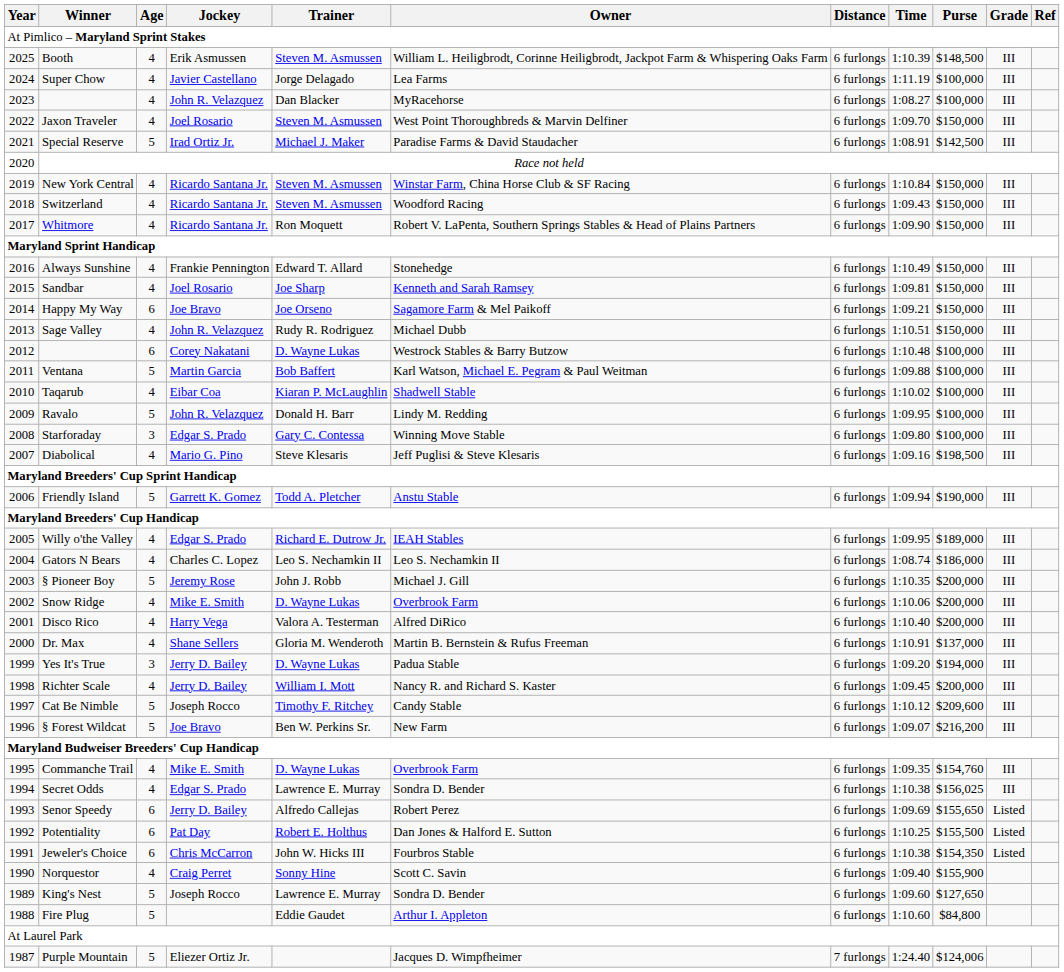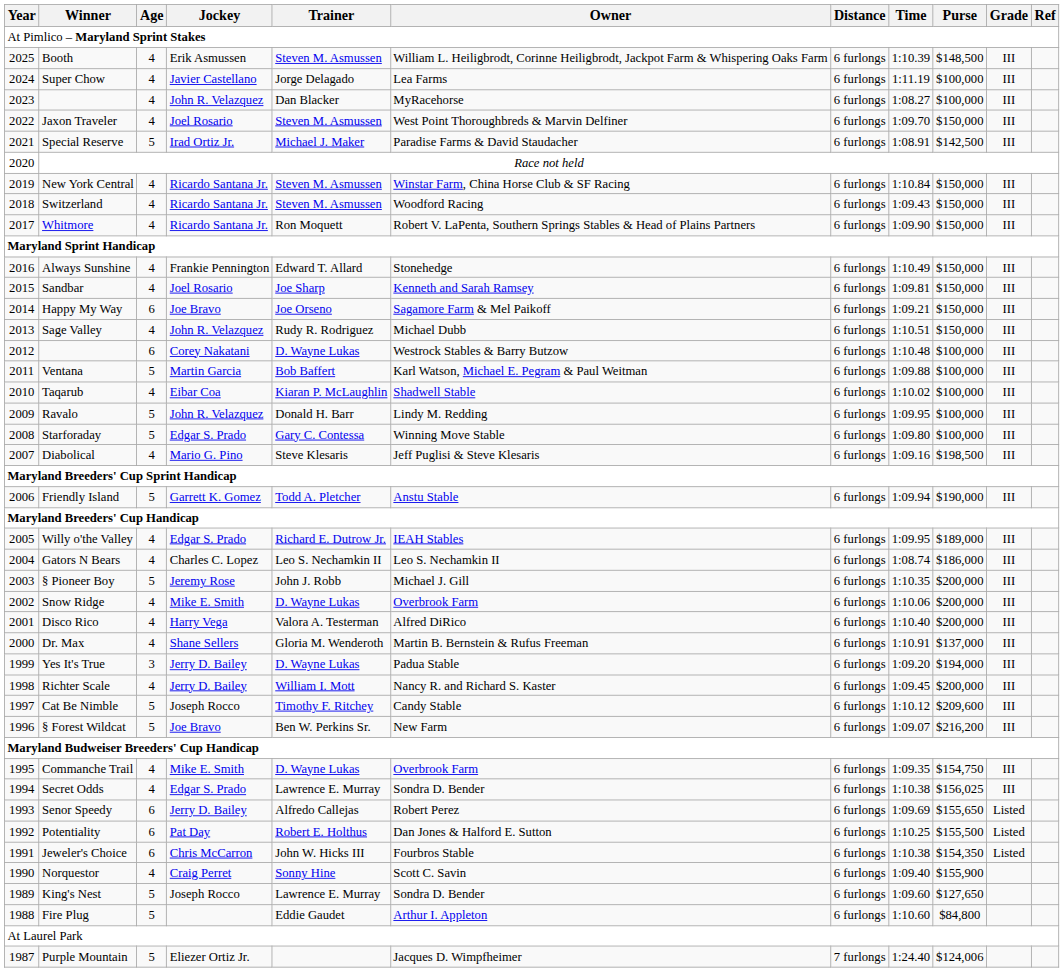(152, 434) 3 -> (152, 434) 5
(960, 768) $154,760 -> (960, 768) $154,750
